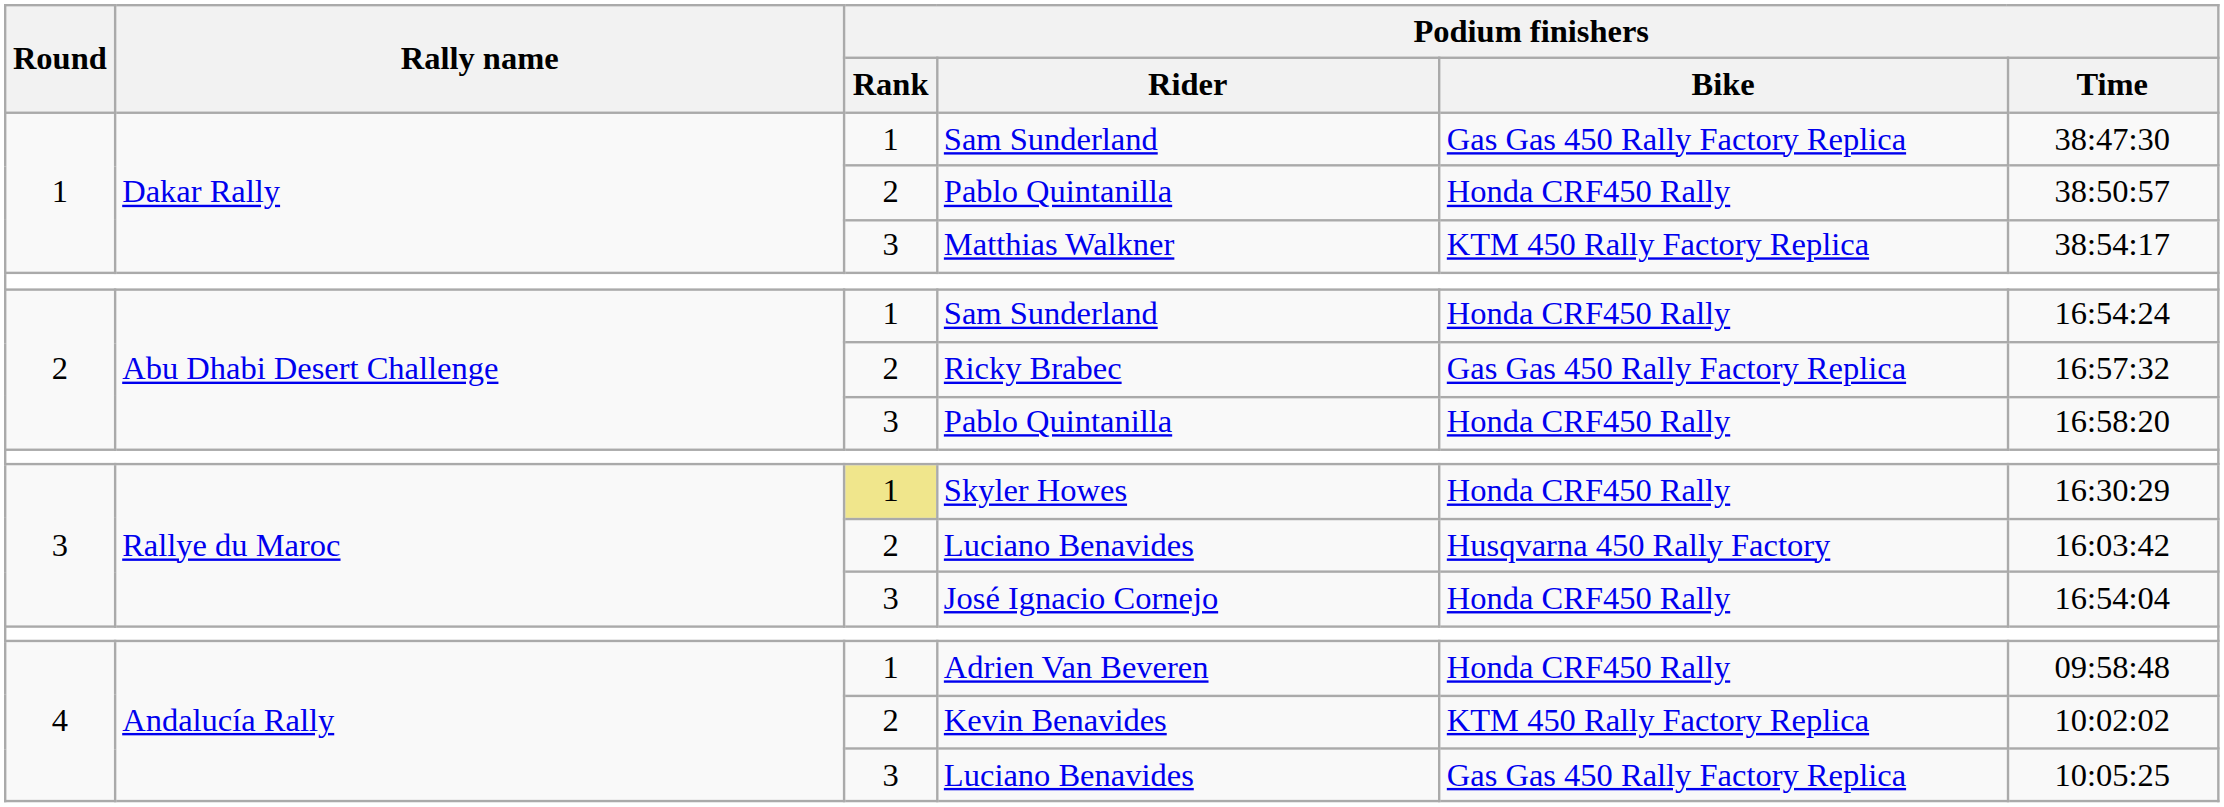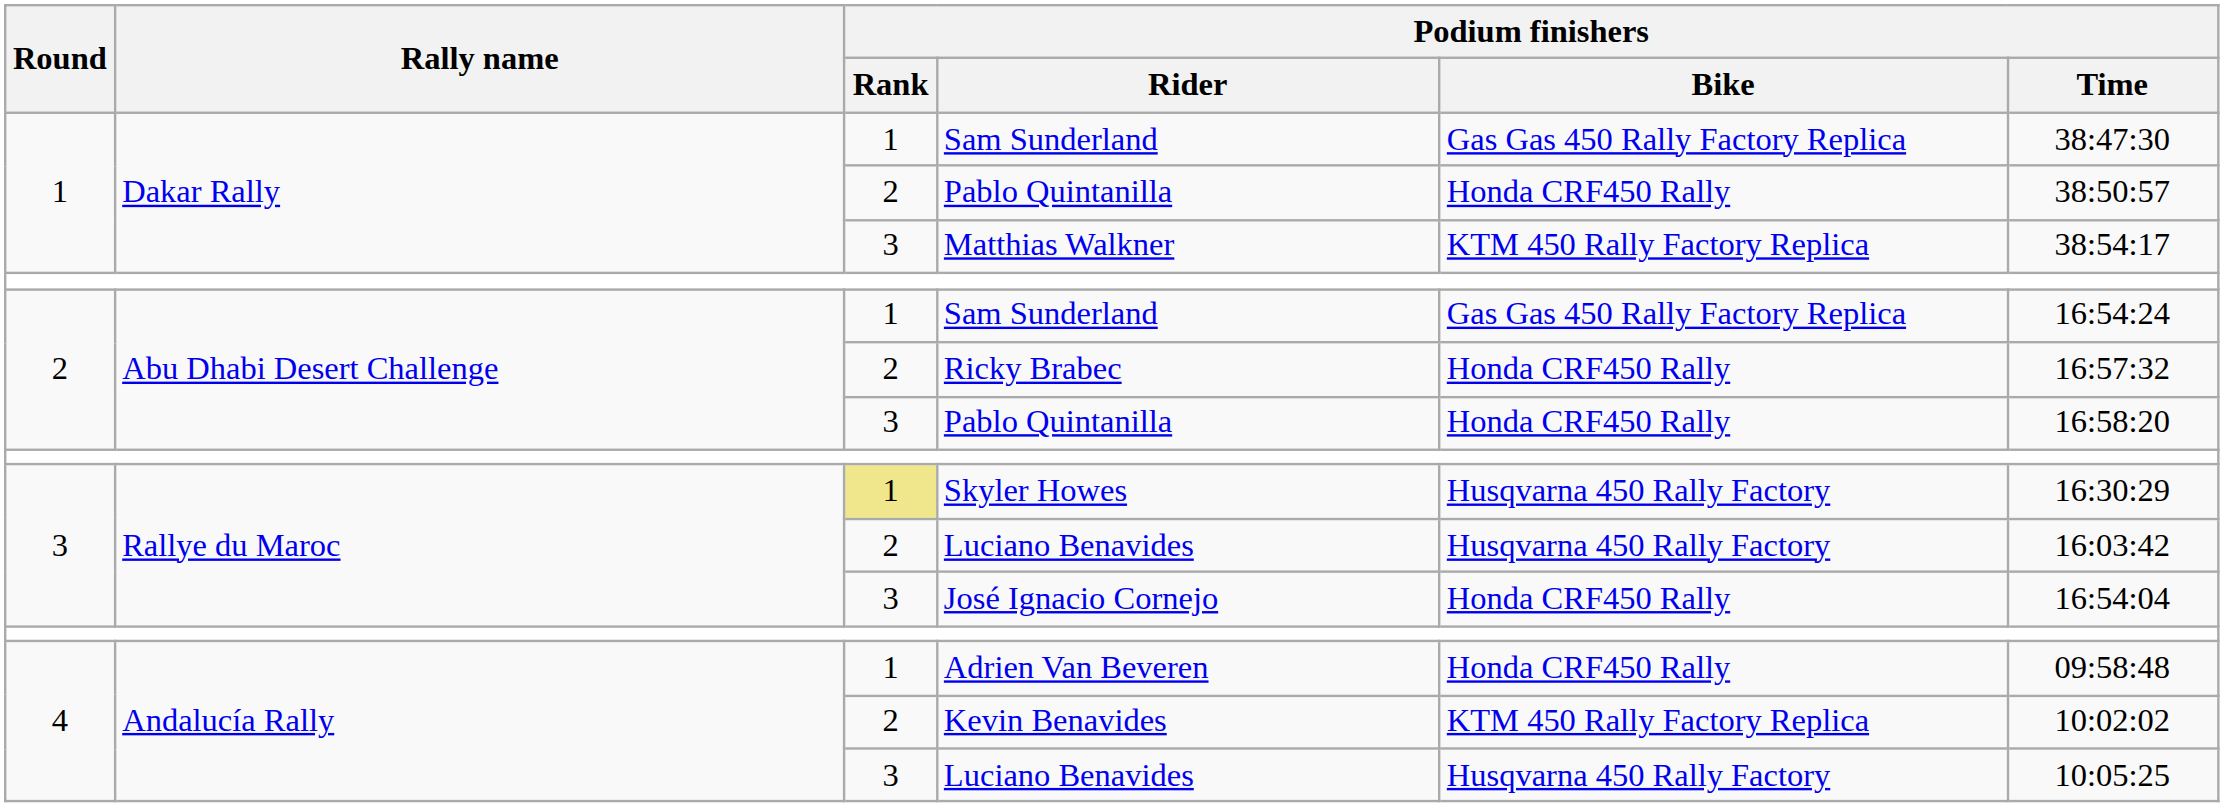(1589, 314) Honda CRF450 Rally -> (1676, 314) Gas Gas 450 Rally Factory Replica
(1676, 368) Gas Gas 450 Rally Factory Replica -> (1589, 368) Honda CRF450 Rally
(1589, 490) Honda CRF450 Rally -> (1639, 490) Husqvarna 450 Rally Factory
(1676, 774) Gas Gas 450 Rally Factory Replica -> (1639, 774) Husqvarna 450 Rally Factory
